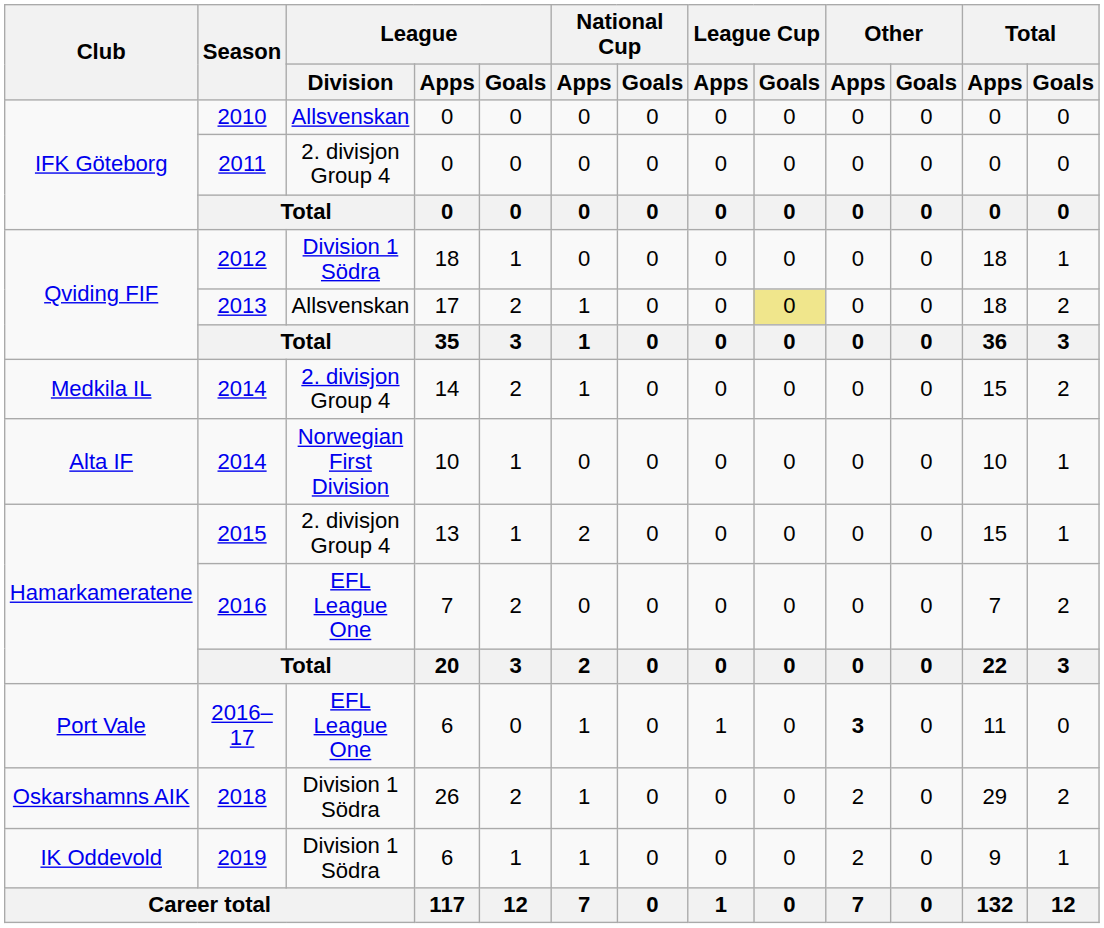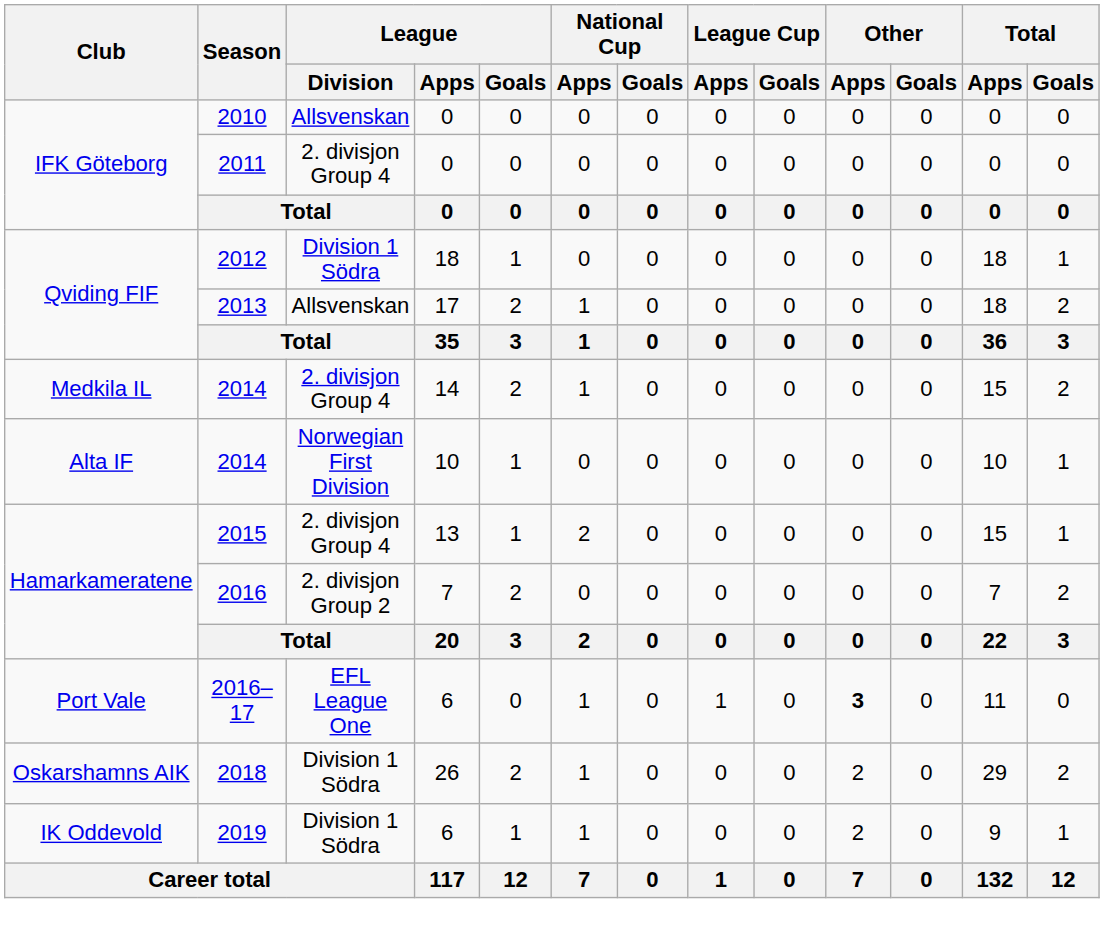(789, 306) khaki background -> (789, 306) no background
(350, 605) EFL League One -> (350, 593) 2. divisjon Group 2
